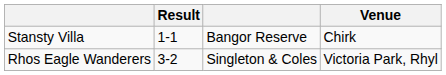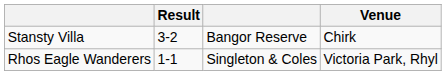(168, 37) 1-1 -> (168, 37) 3-2
(168, 59) 3-2 -> (168, 59) 1-1
